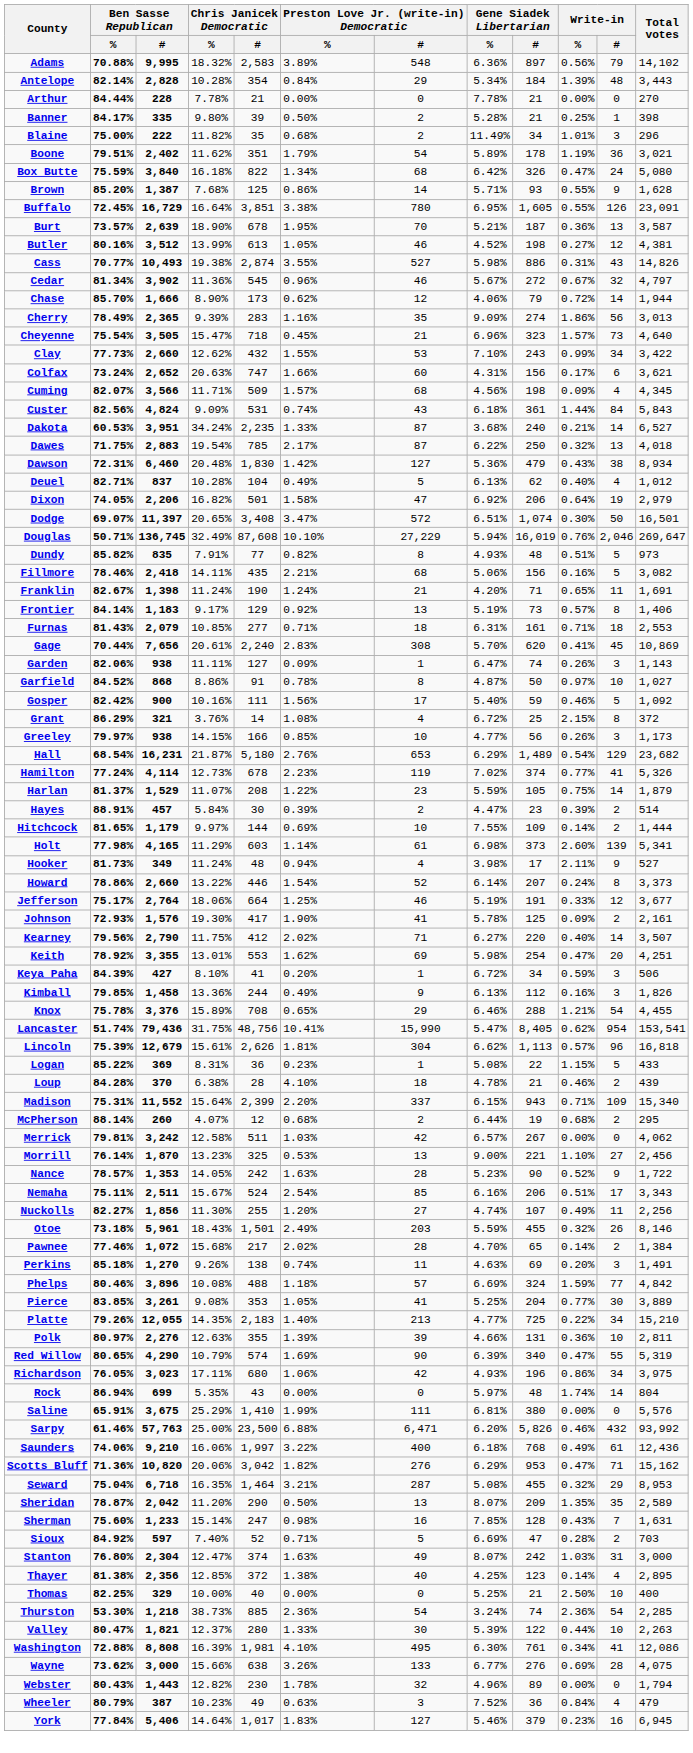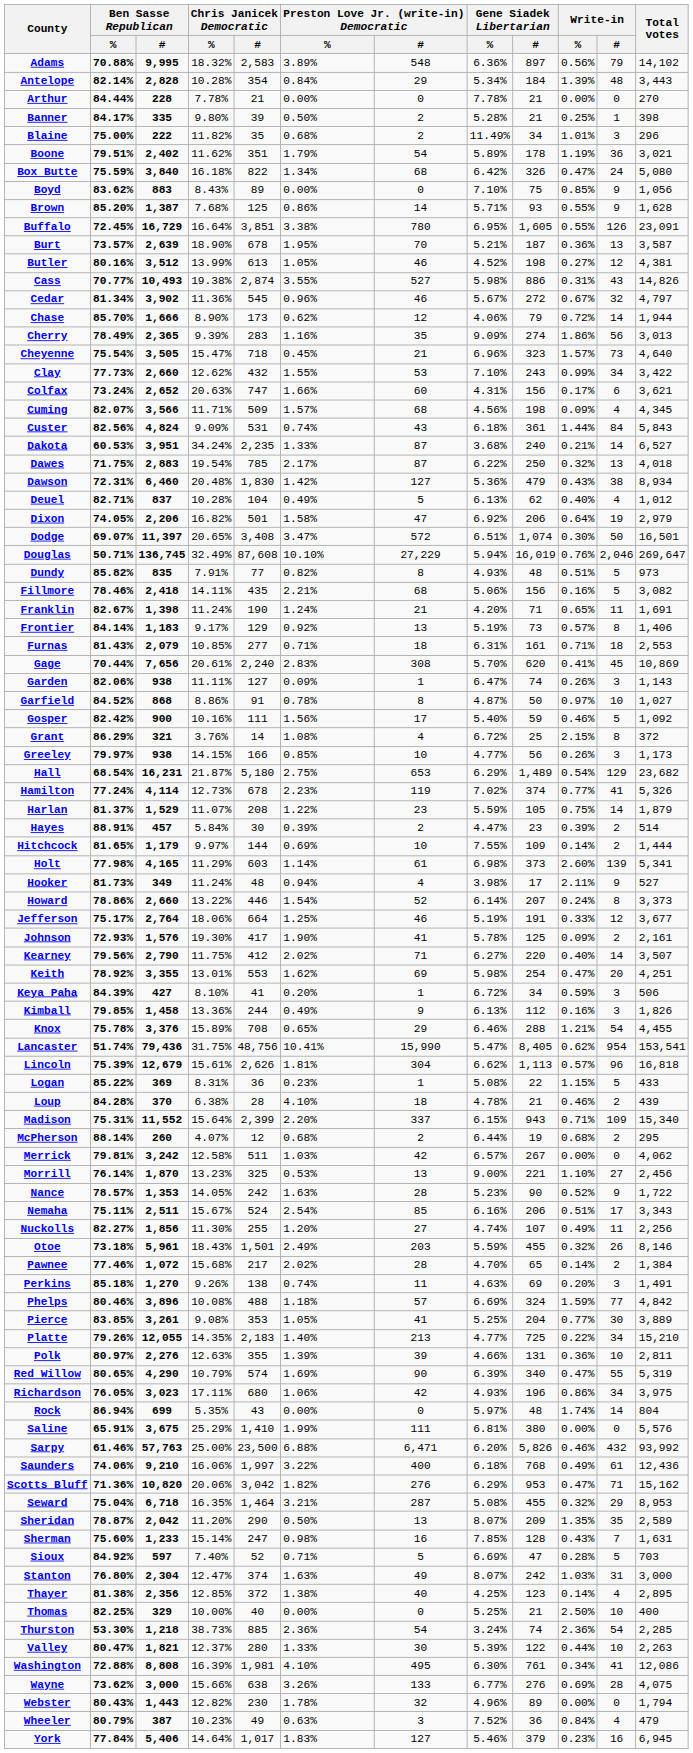+ row: (47, 190)
(300, 755) 2.76% -> (300, 774) 2.75%
(617, 1539) 2 -> (617, 1557) 5
